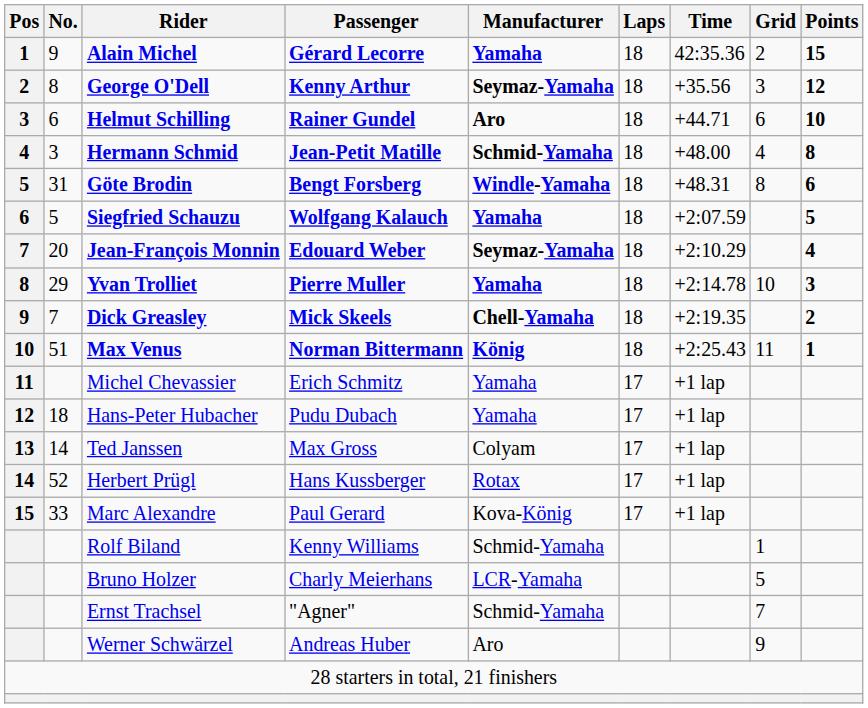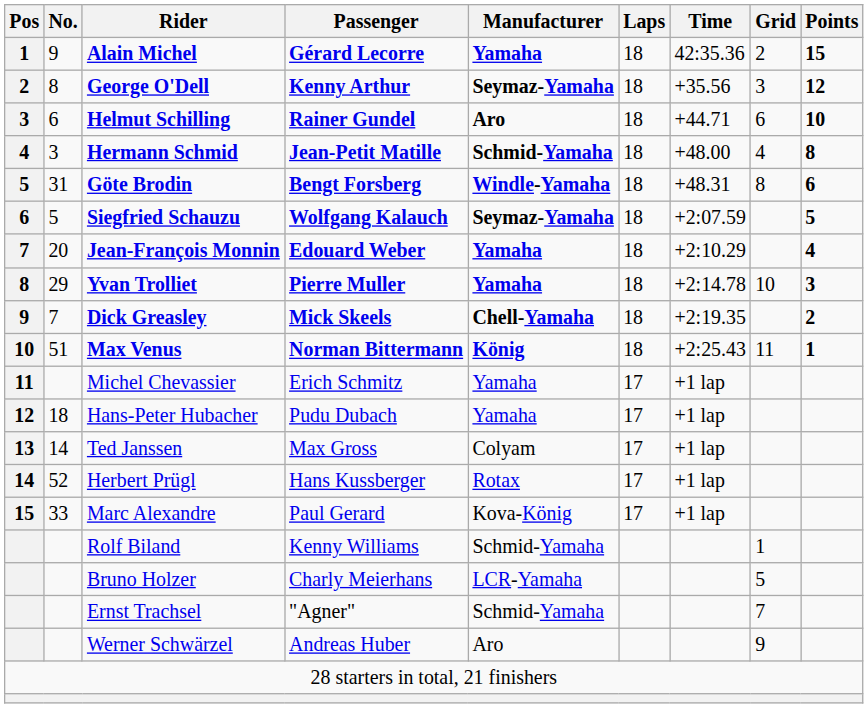(507, 218) Yamaha -> (543, 218) Seymaz-Yamaha
(543, 250) Seymaz-Yamaha -> (507, 250) Yamaha
